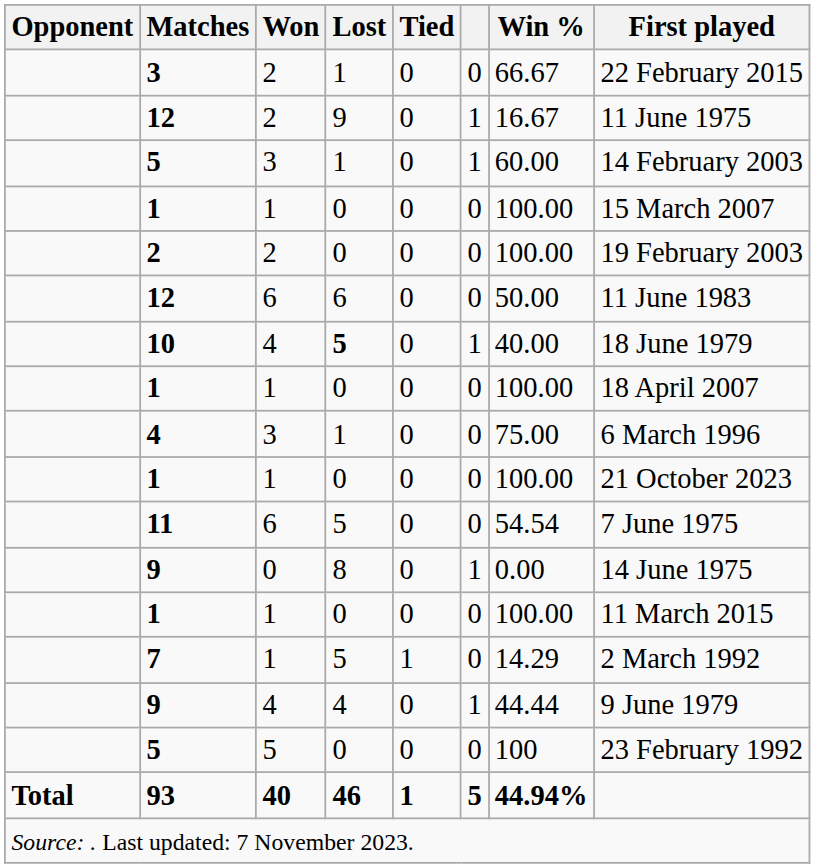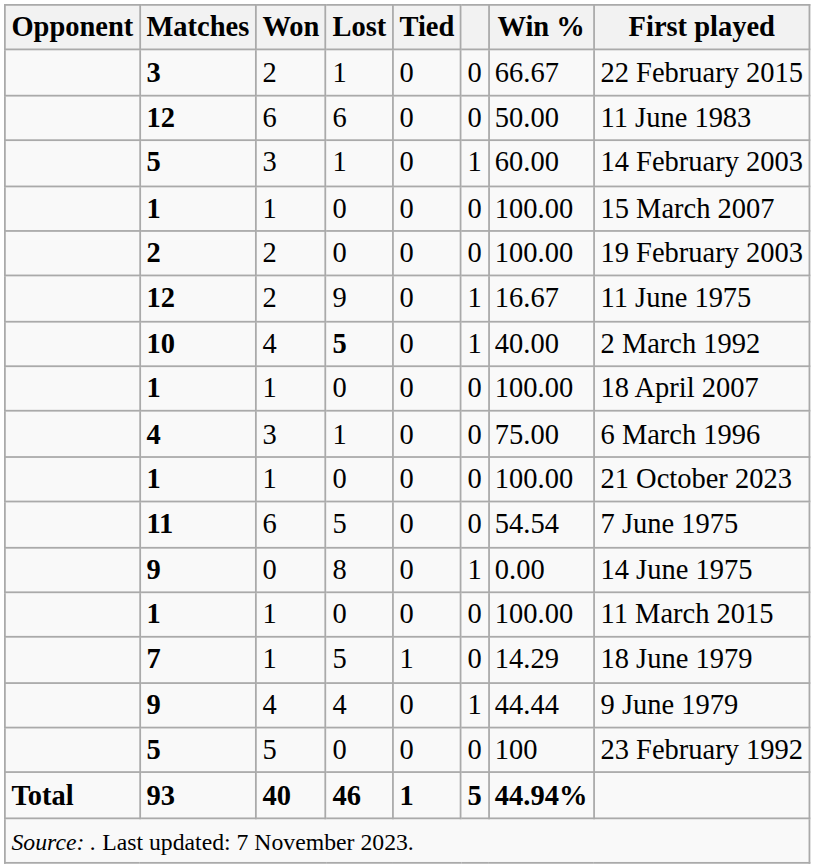rows swapped: (161, 117) <-> (161, 298)
(676, 343) 18 June 1979 -> (680, 343) 2 March 1992
(680, 659) 2 March 1992 -> (676, 659) 18 June 1979
